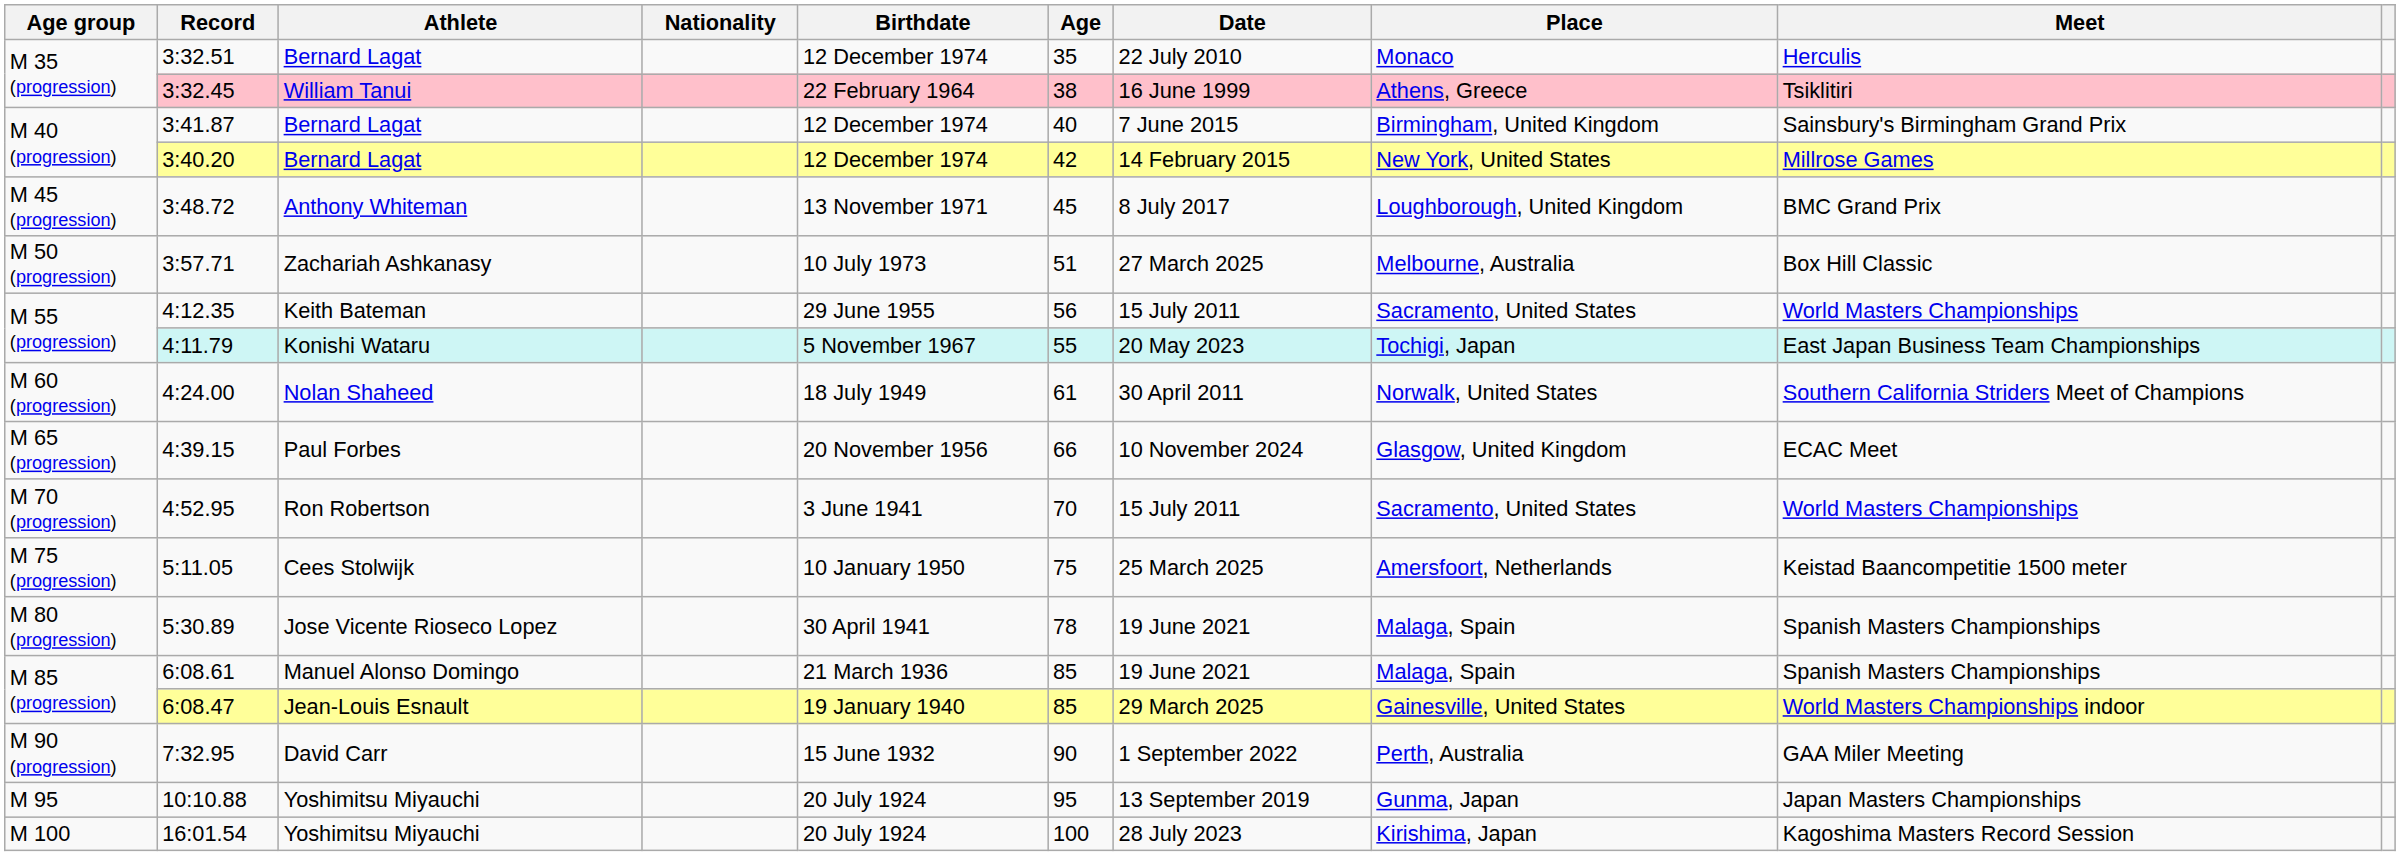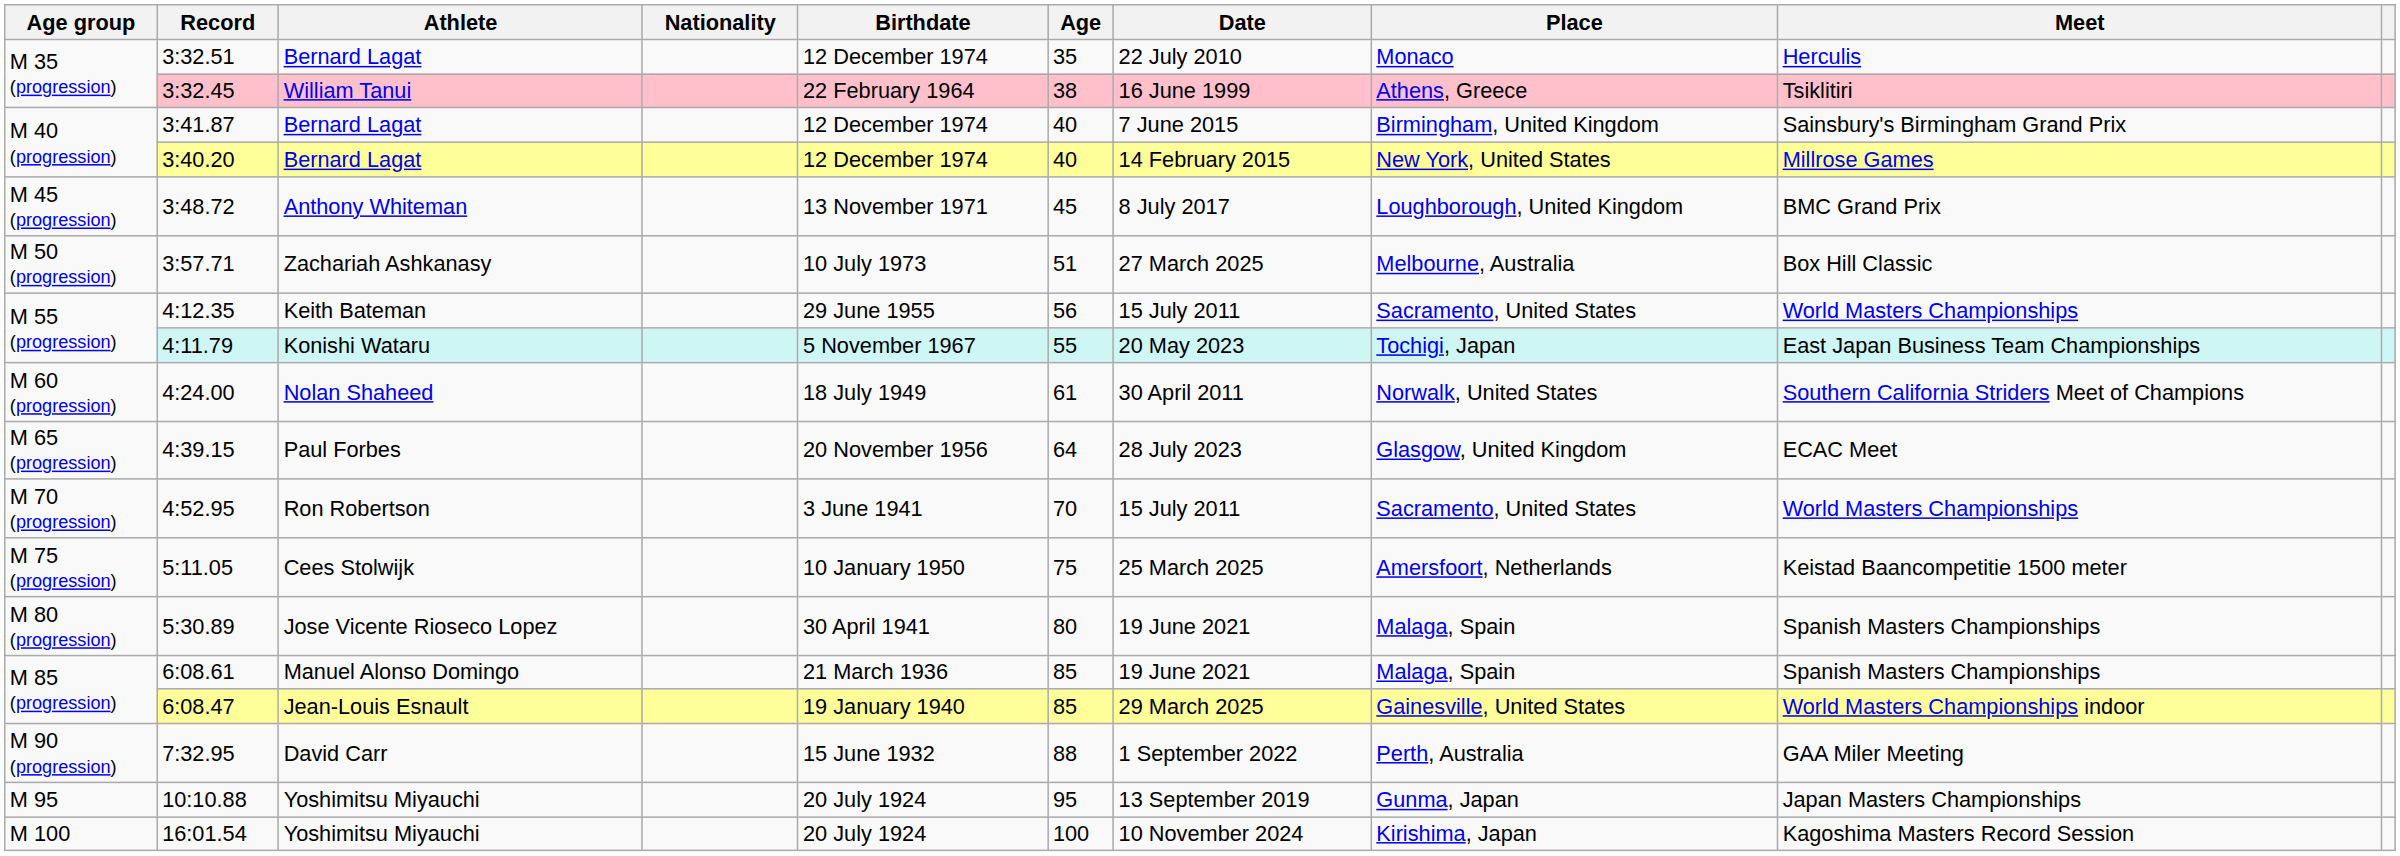(1065, 160) 42 -> (1065, 160) 40
(1065, 450) 66 -> (1065, 450) 64
(1211, 450) 10 November 2024 -> (1180, 450) 28 July 2023
(1065, 626) 78 -> (1065, 626) 80
(1065, 753) 90 -> (1065, 753) 88
(1180, 834) 28 July 2023 -> (1211, 834) 10 November 2024
